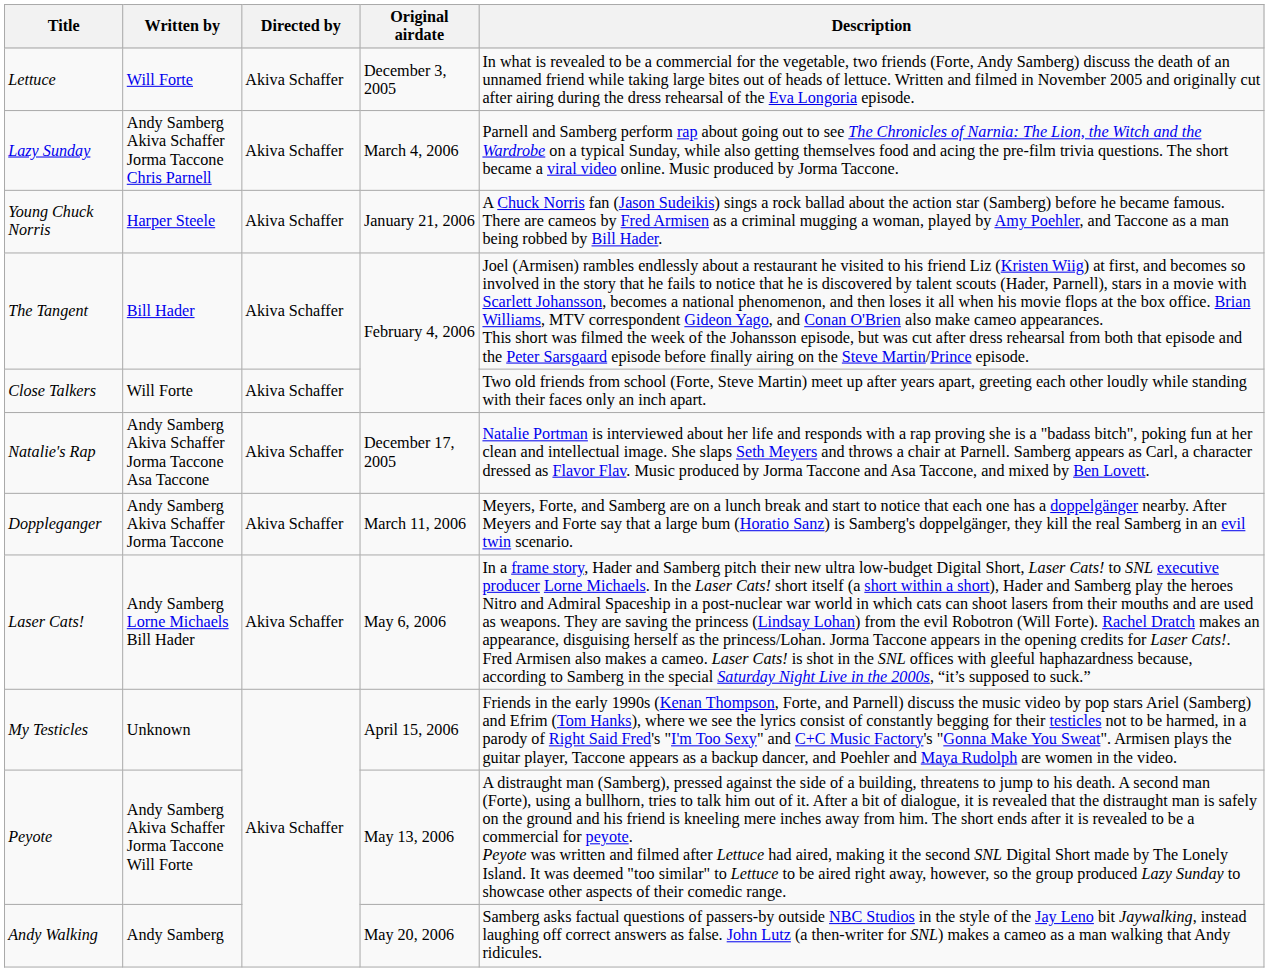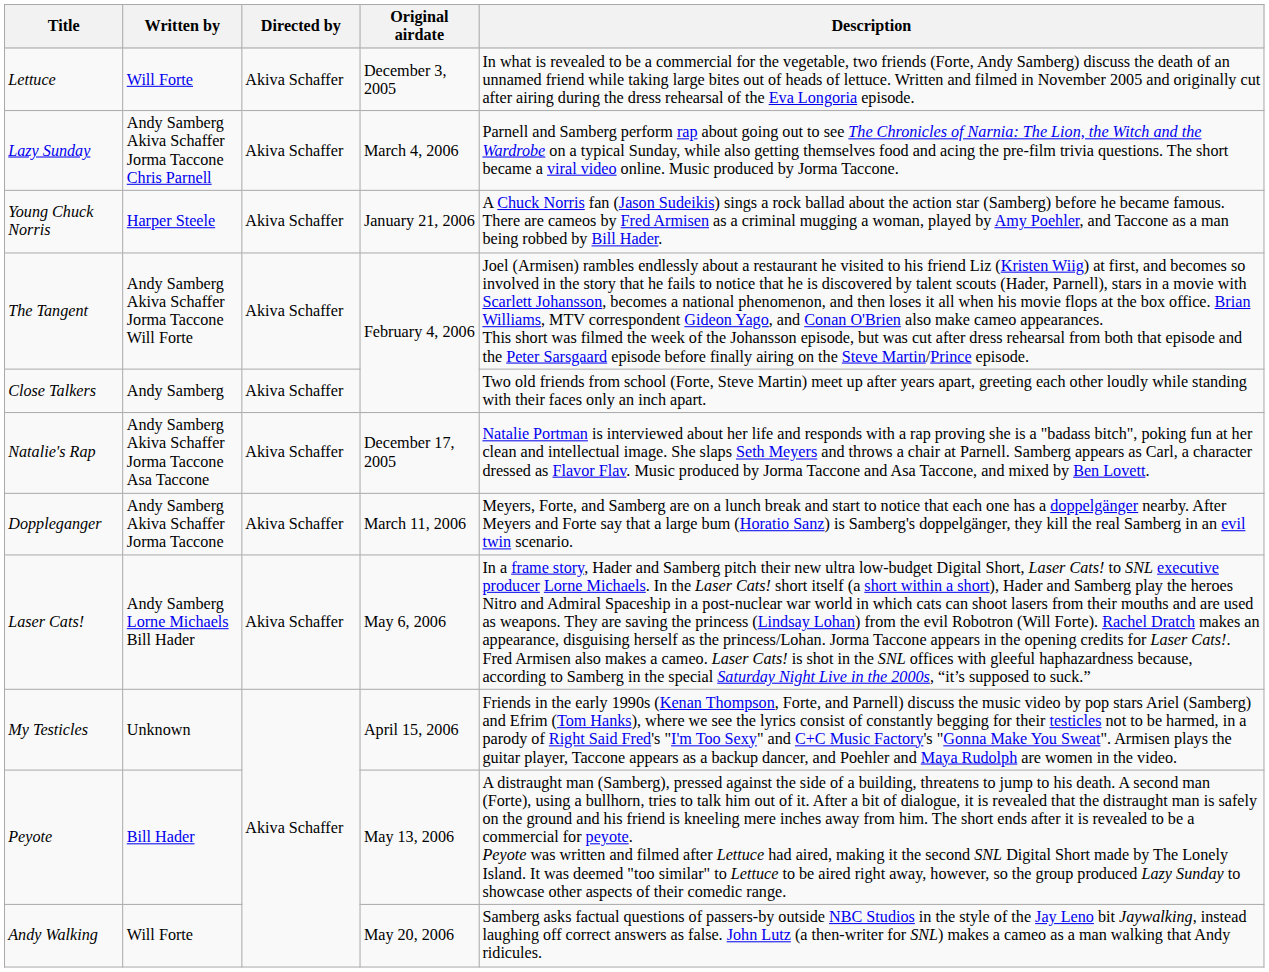(161, 310) Bill Hader -> (176, 310) Andy Samberg Akiva Schaffer Jorma Taccone Will Forte
(160, 390) Will Forte -> (175, 390) Andy Samberg
(176, 837) Andy Samberg Akiva Schaffer Jorma Taccone Will Forte -> (161, 837) Bill Hader
(175, 935) Andy Samberg -> (160, 935) Will Forte
